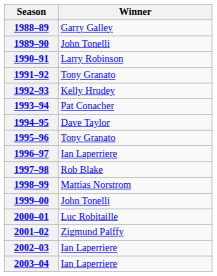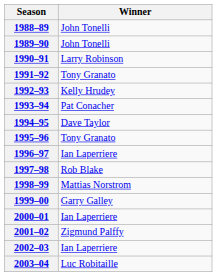(87, 28) Garry Galley -> (85, 28) John Tonelli
(85, 201) John Tonelli -> (87, 201) Garry Galley
(89, 216) Luc Robitaille -> (89, 216) Ian Laperriere
(89, 264) Ian Laperriere -> (89, 264) Luc Robitaille
